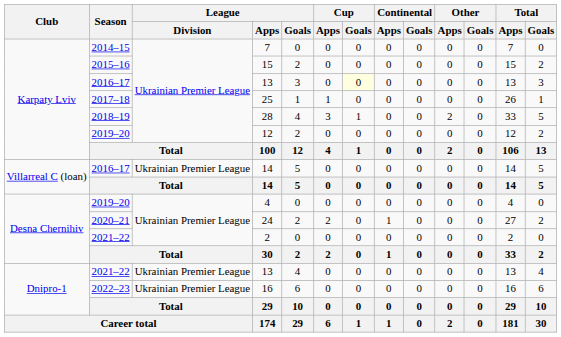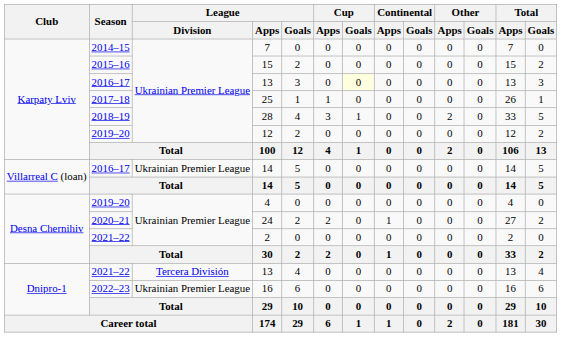(192, 271) Ukrainian Premier League -> (192, 271) Tercera División
